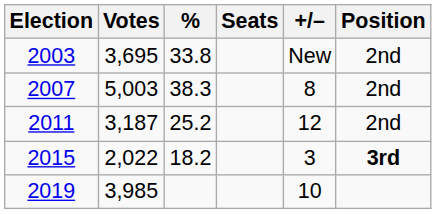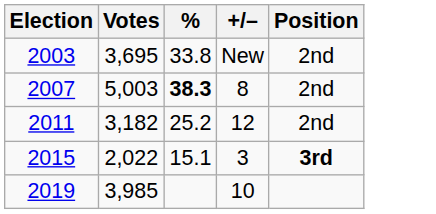- column: (250, 21)
(190, 89) normal -> (190, 89) bold
(131, 123) 3,187 -> (131, 123) 3,182
(190, 157) 18.2 -> (190, 157) 15.1
